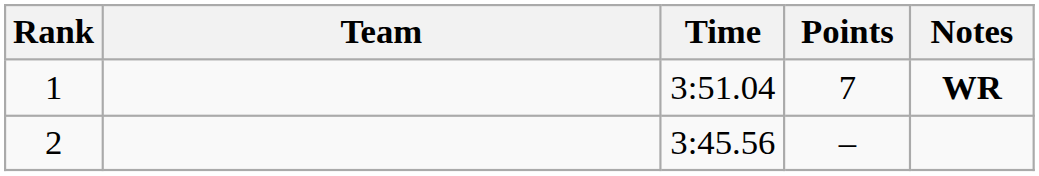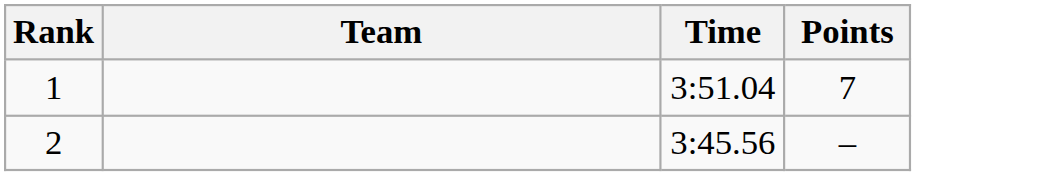- column: (972, 32)
